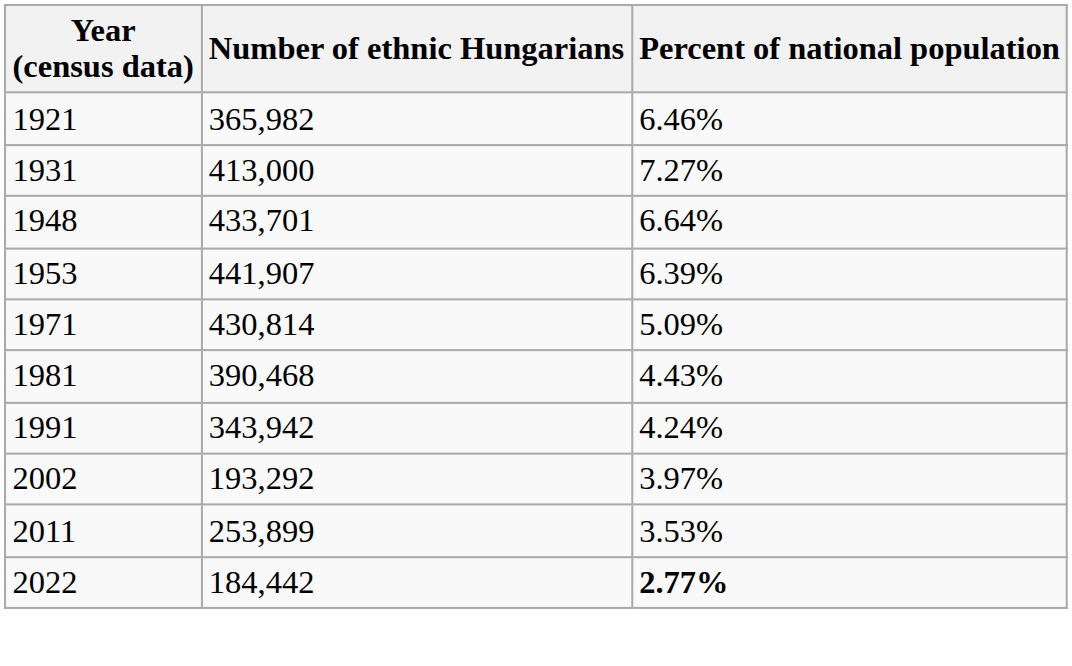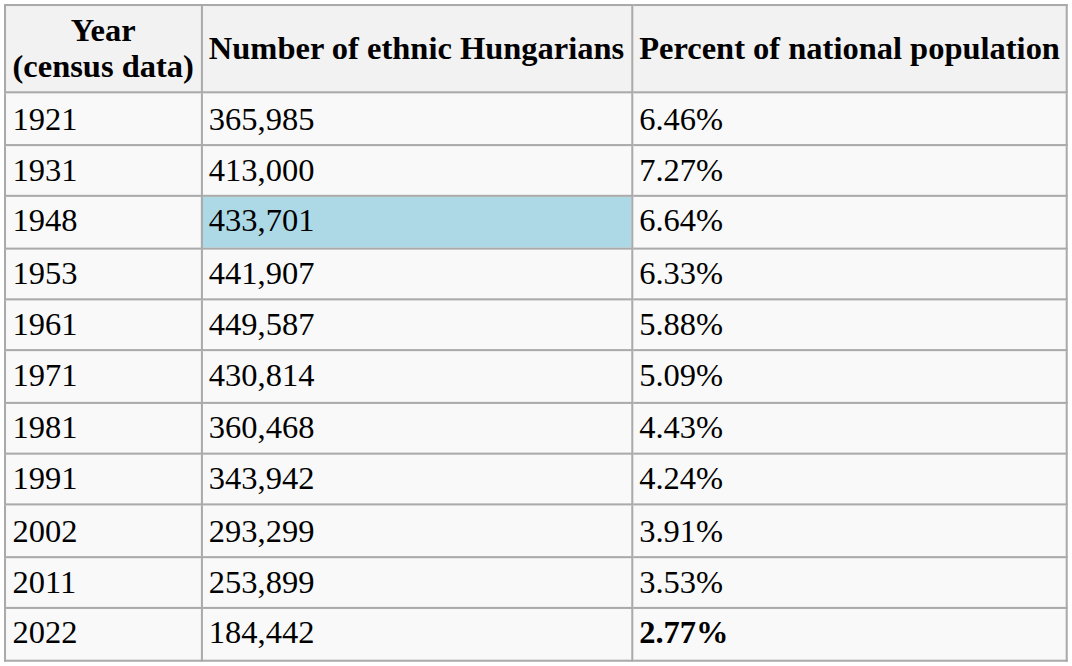(262, 118) 365,982 -> (262, 118) 365,985
(262, 221) no background -> (262, 221) lightblue background
(681, 272) 6.39% -> (681, 272) 6.33%
+ row: (45, 324)
(262, 375) 390,468 -> (262, 427) 360,468
(262, 478) 193,292 -> (262, 530) 293,299
(681, 478) 3.97% -> (681, 530) 3.91%
